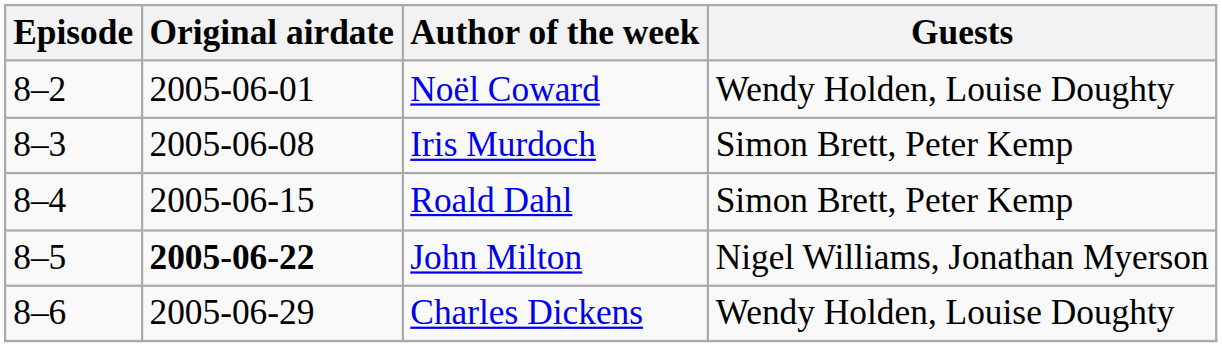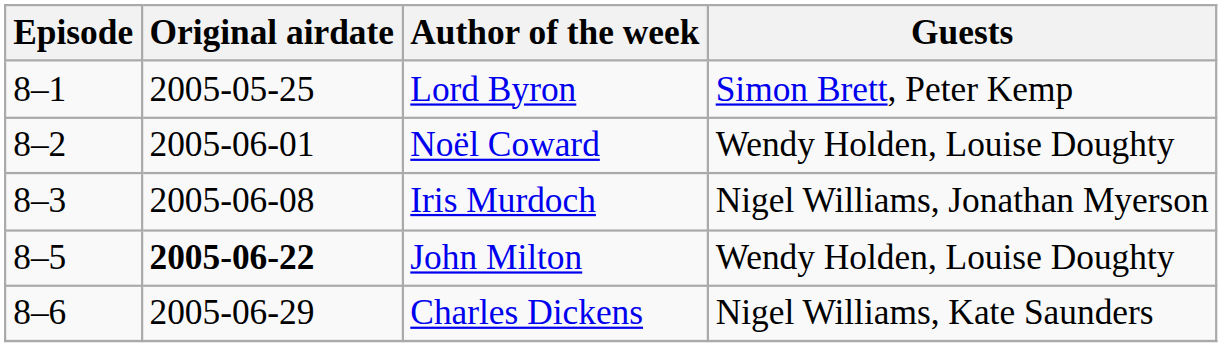+ row: (493, 88)
(894, 144) Simon Brett, Peter Kemp -> (962, 200) Nigel Williams, Jonathan Myerson
- row: (491, 200)
(962, 256) Nigel Williams, Jonathan Myerson -> (945, 256) Wendy Holden, Louise Doughty
(945, 312) Wendy Holden, Louise Doughty -> (935, 312) Nigel Williams, Kate Saunders
